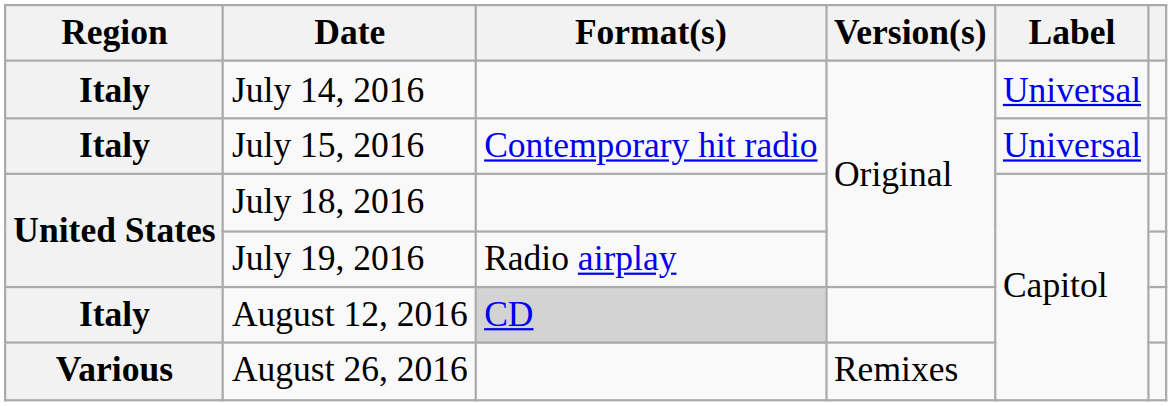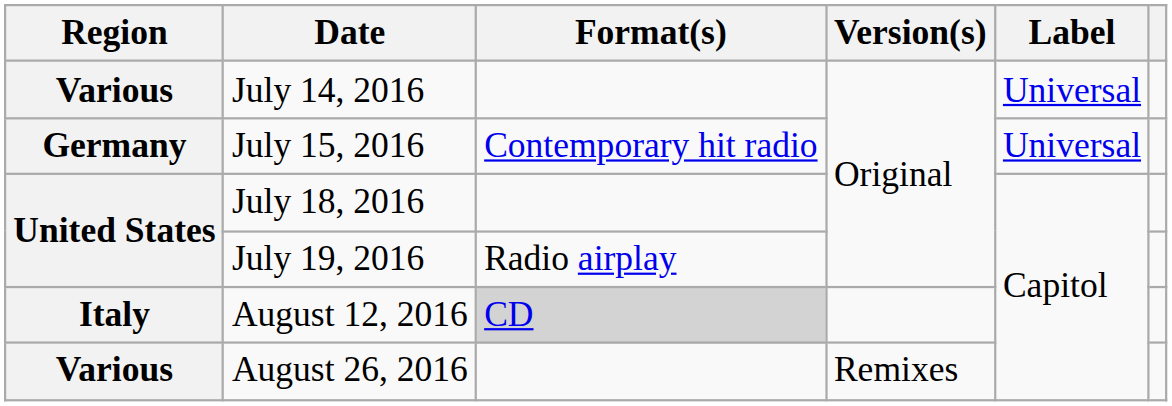(114, 88) Italy -> (114, 88) Various
(114, 145) Italy -> (114, 145) Germany
